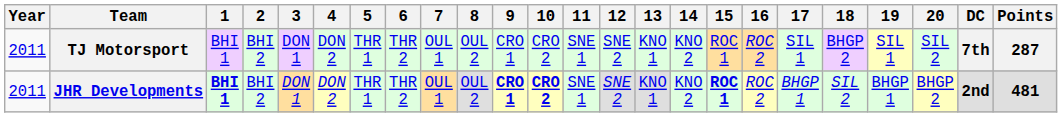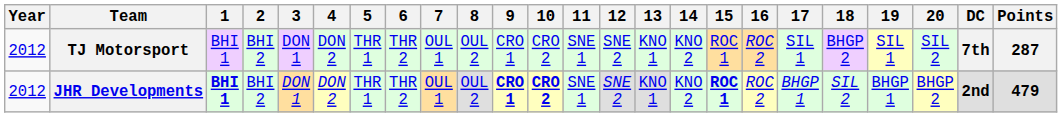(27, 50) 2011 -> (27, 50) 2012
(27, 91) 2011 -> (27, 91) 2012
(1025, 91) 481 -> (1025, 91) 479
